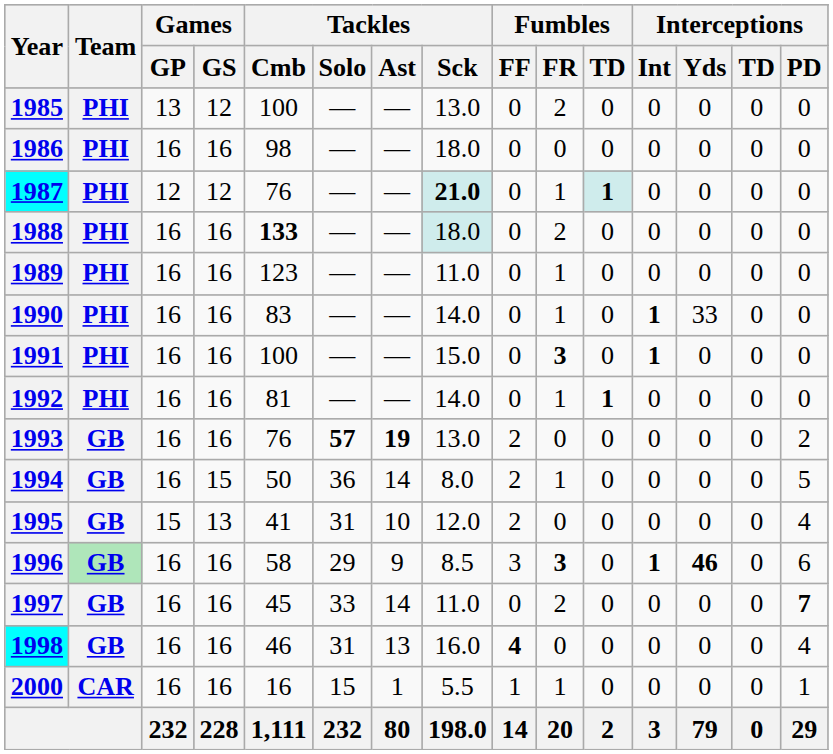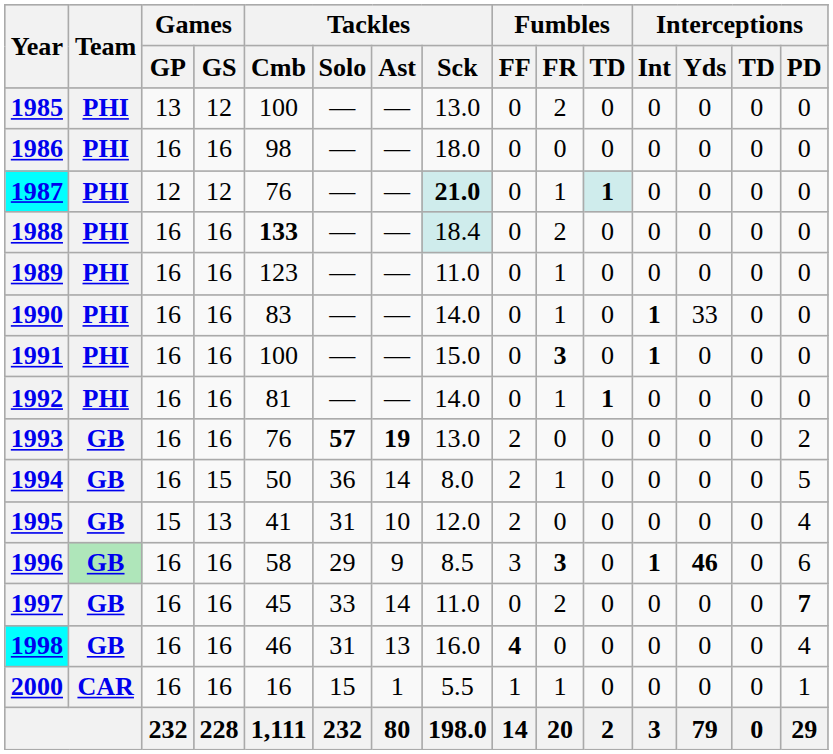(457, 231) 18.0 -> (457, 231) 18.4
